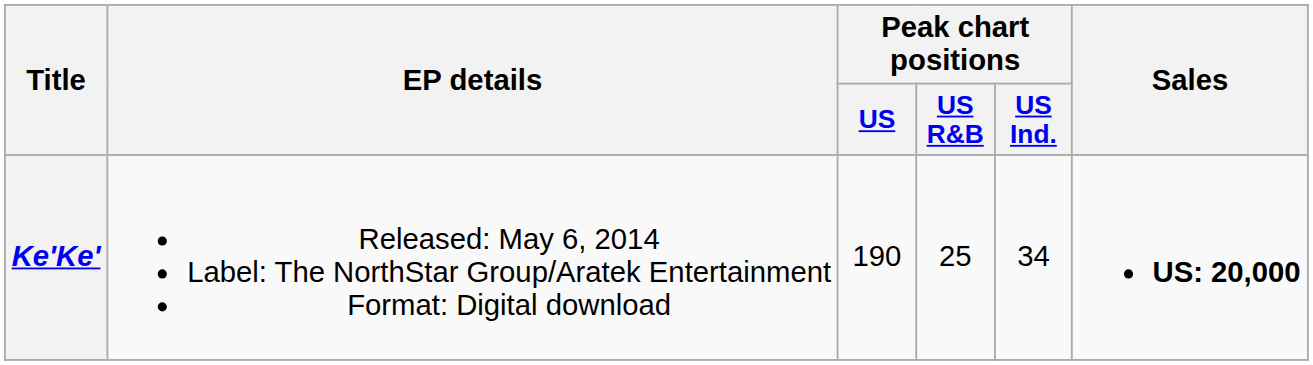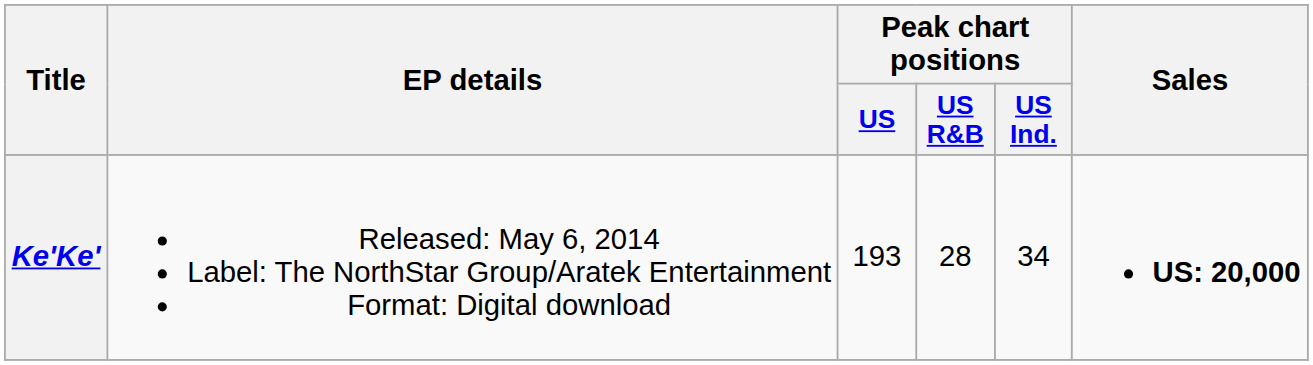(877, 256) 190 -> (877, 256) 193
(955, 256) 25 -> (955, 256) 28
